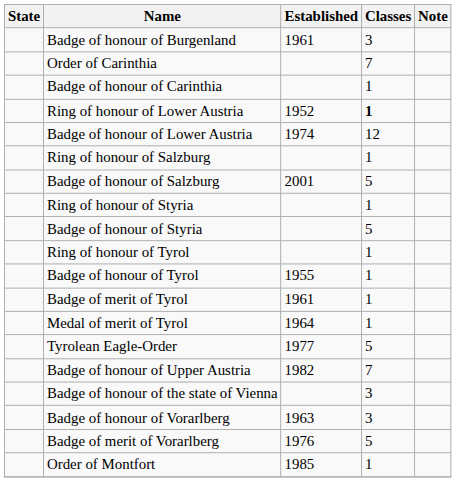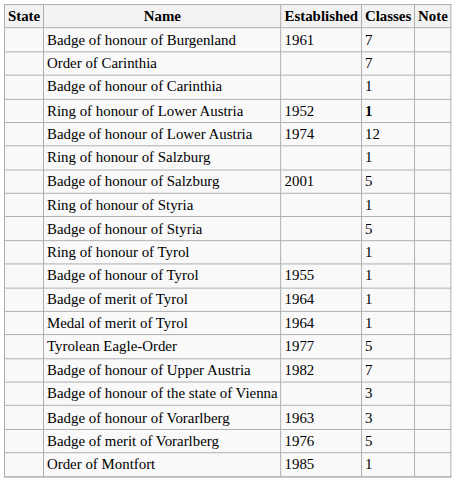(369, 39) 3 -> (369, 39) 7
(299, 299) 1961 -> (299, 299) 1964
